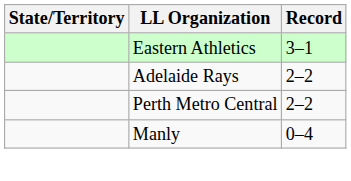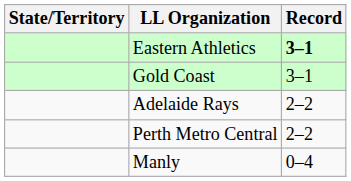(299, 47) normal -> (299, 47) bold
+ row: (174, 76)
